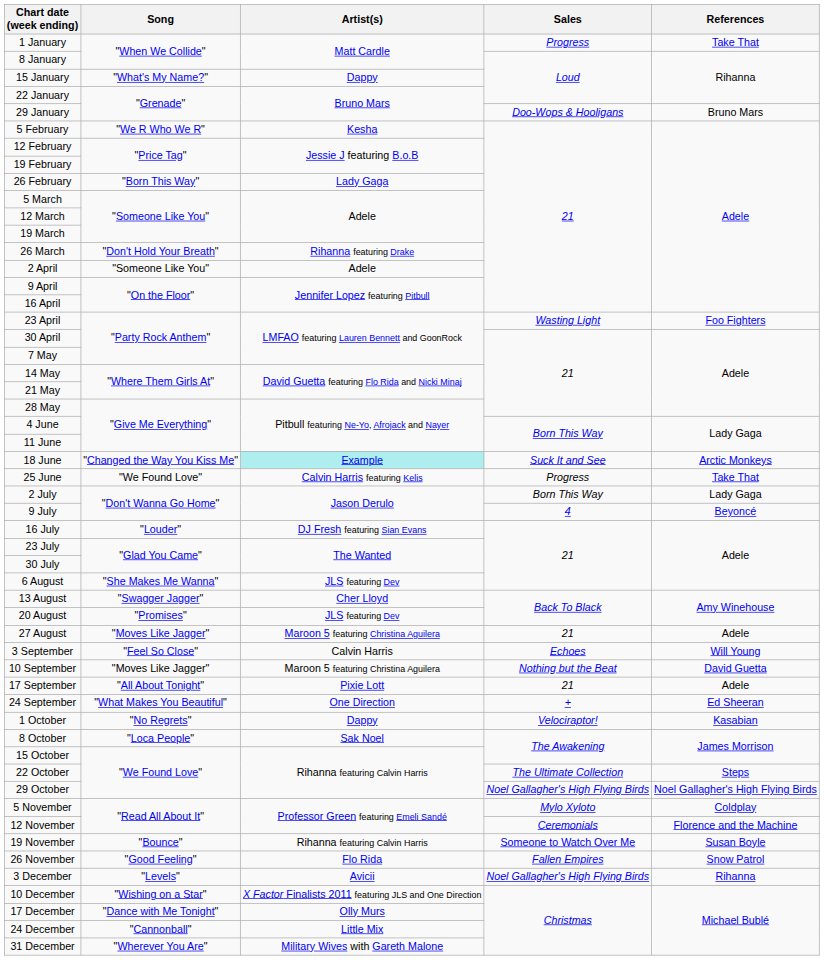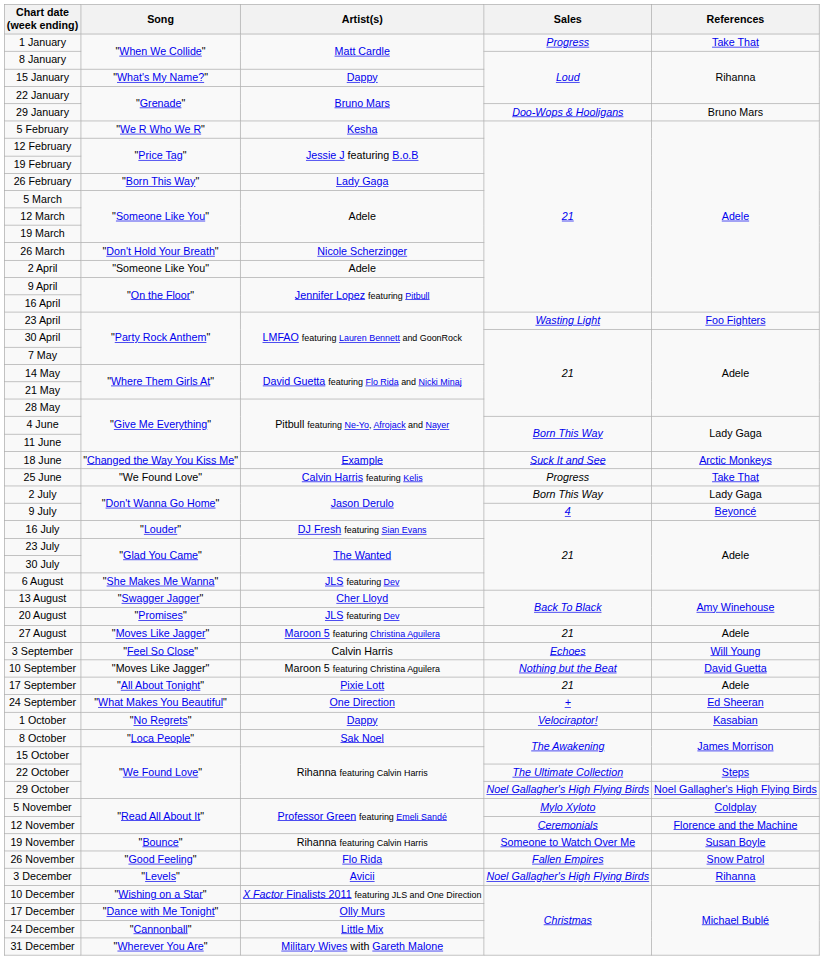(362, 251) Rihanna featuring Drake -> (362, 251) Nicole Scherzinger
(362, 459) paleturquoise background -> (362, 459) no background
